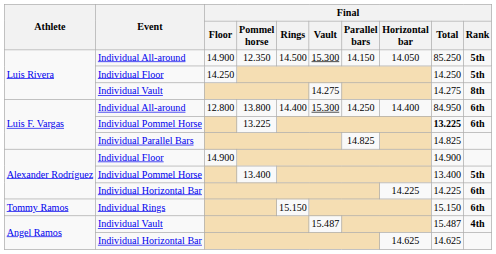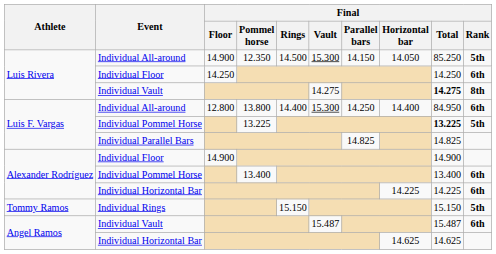(478, 74) 5th -> (478, 74) 6th
(447, 91) normal -> (447, 91) bold
(478, 124) 6th -> (478, 124) 5th
(478, 174) 5th -> (478, 174) 6th
(478, 207) 6th -> (478, 207) 5th
(478, 224) 4th -> (478, 224) 6th
